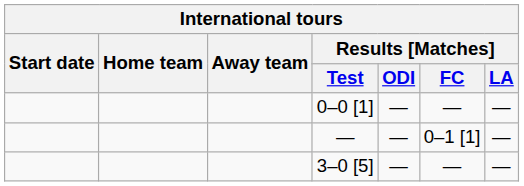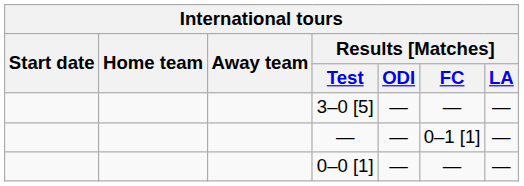rows swapped: (345, 166) <-> (345, 107)
